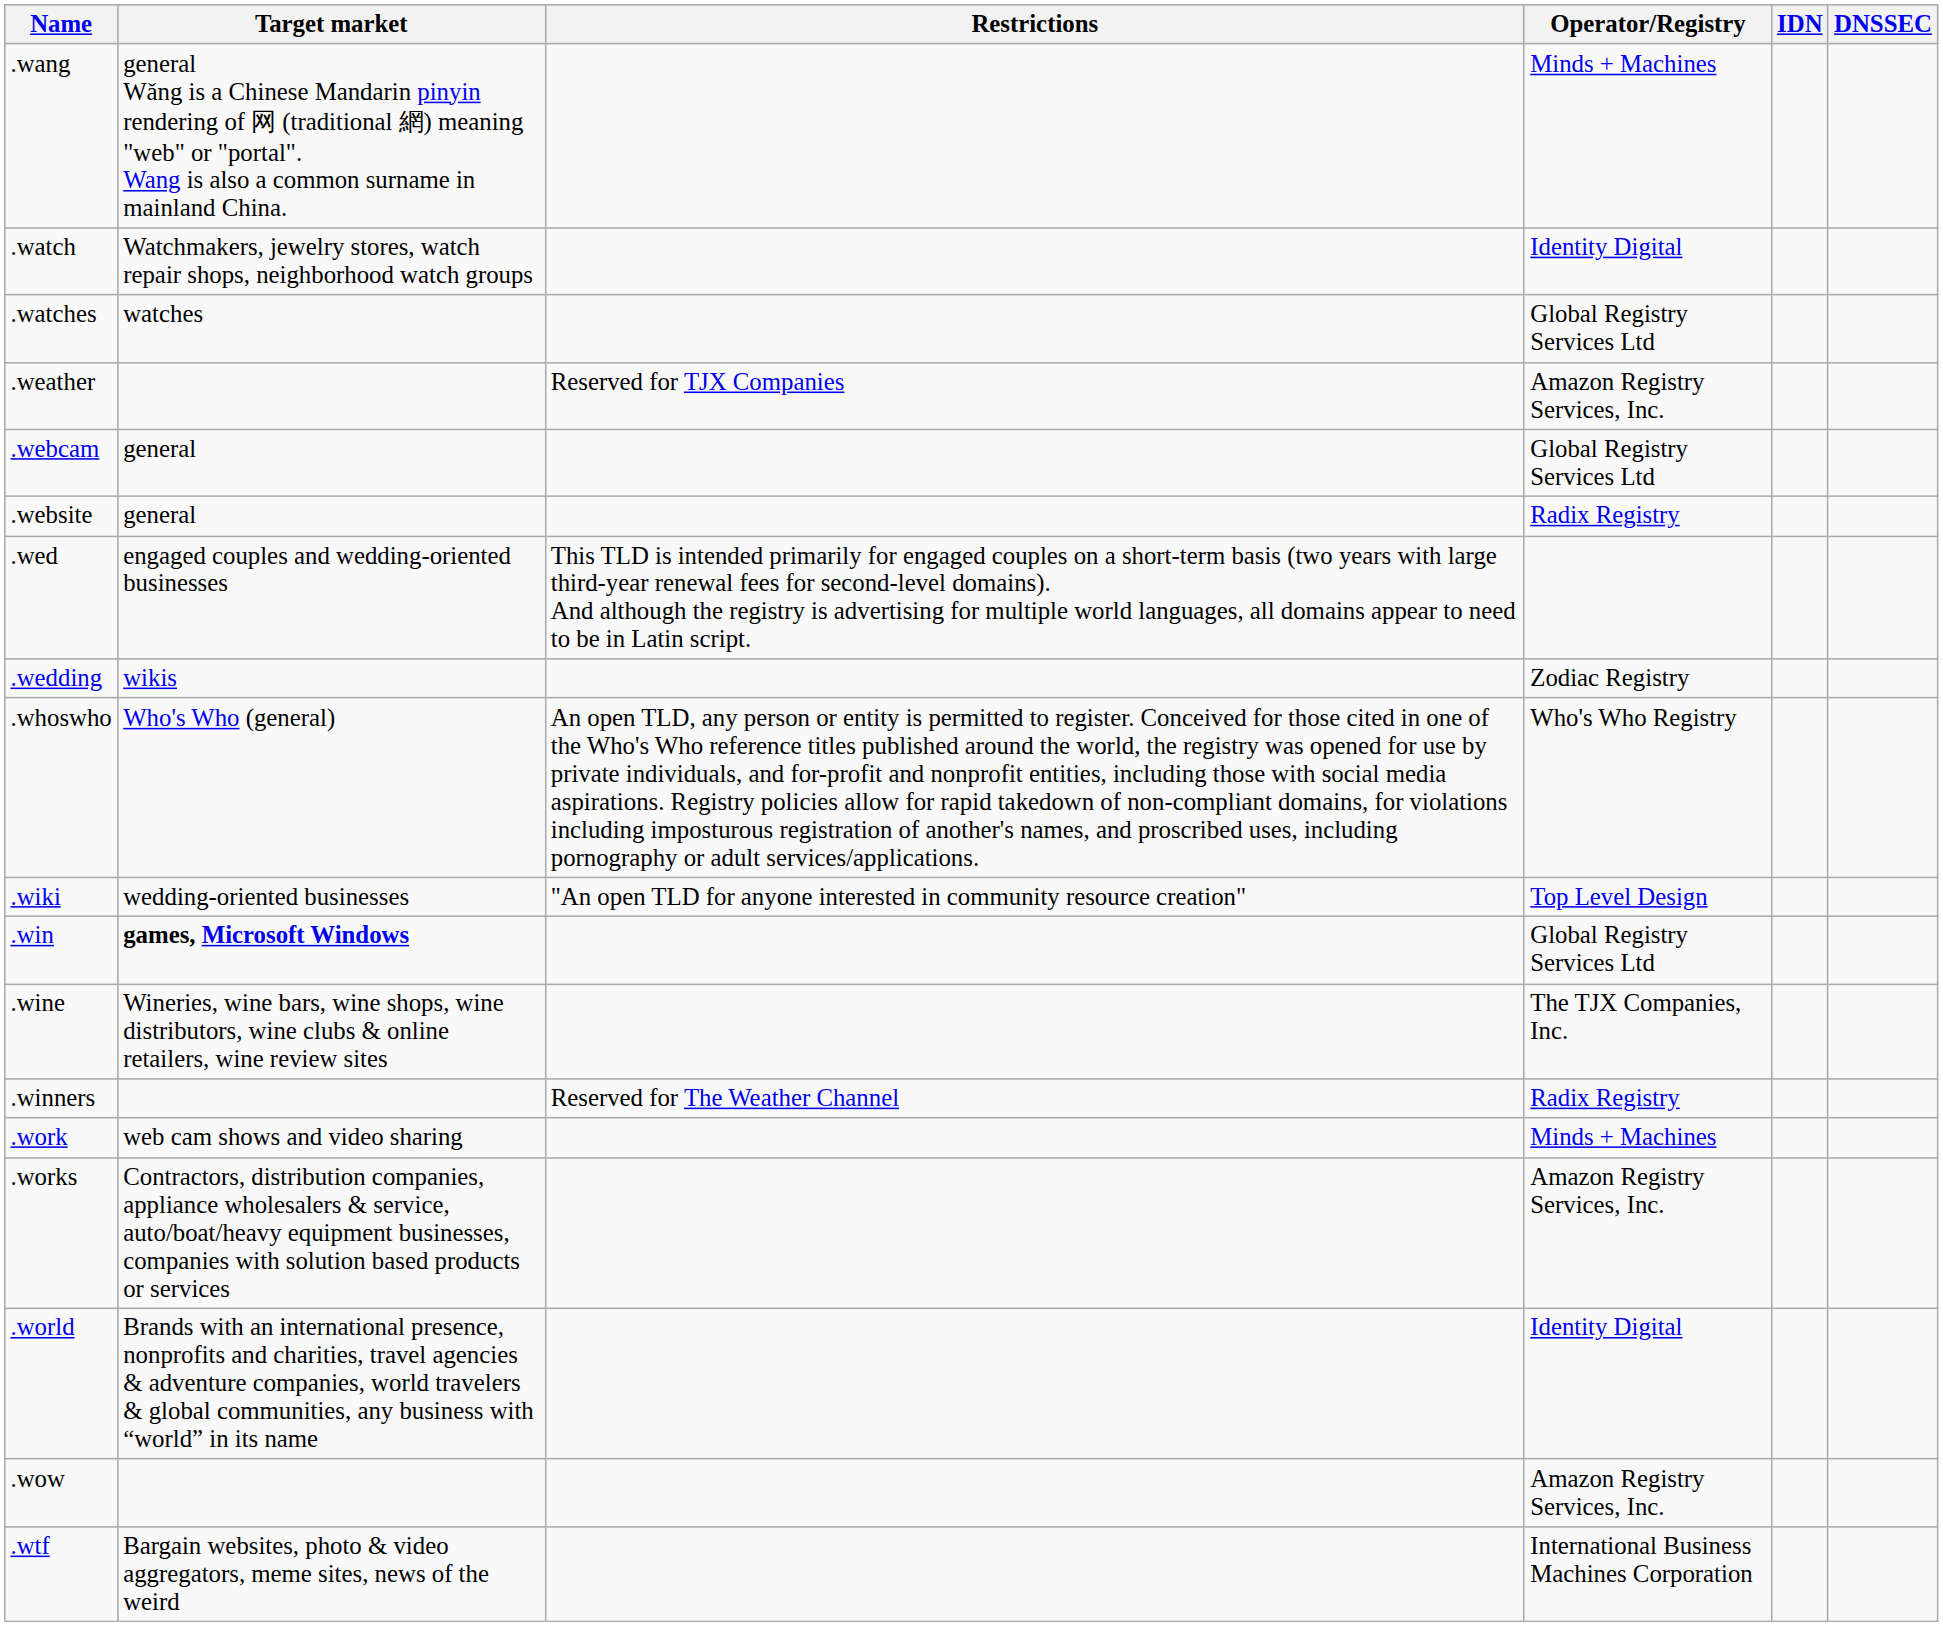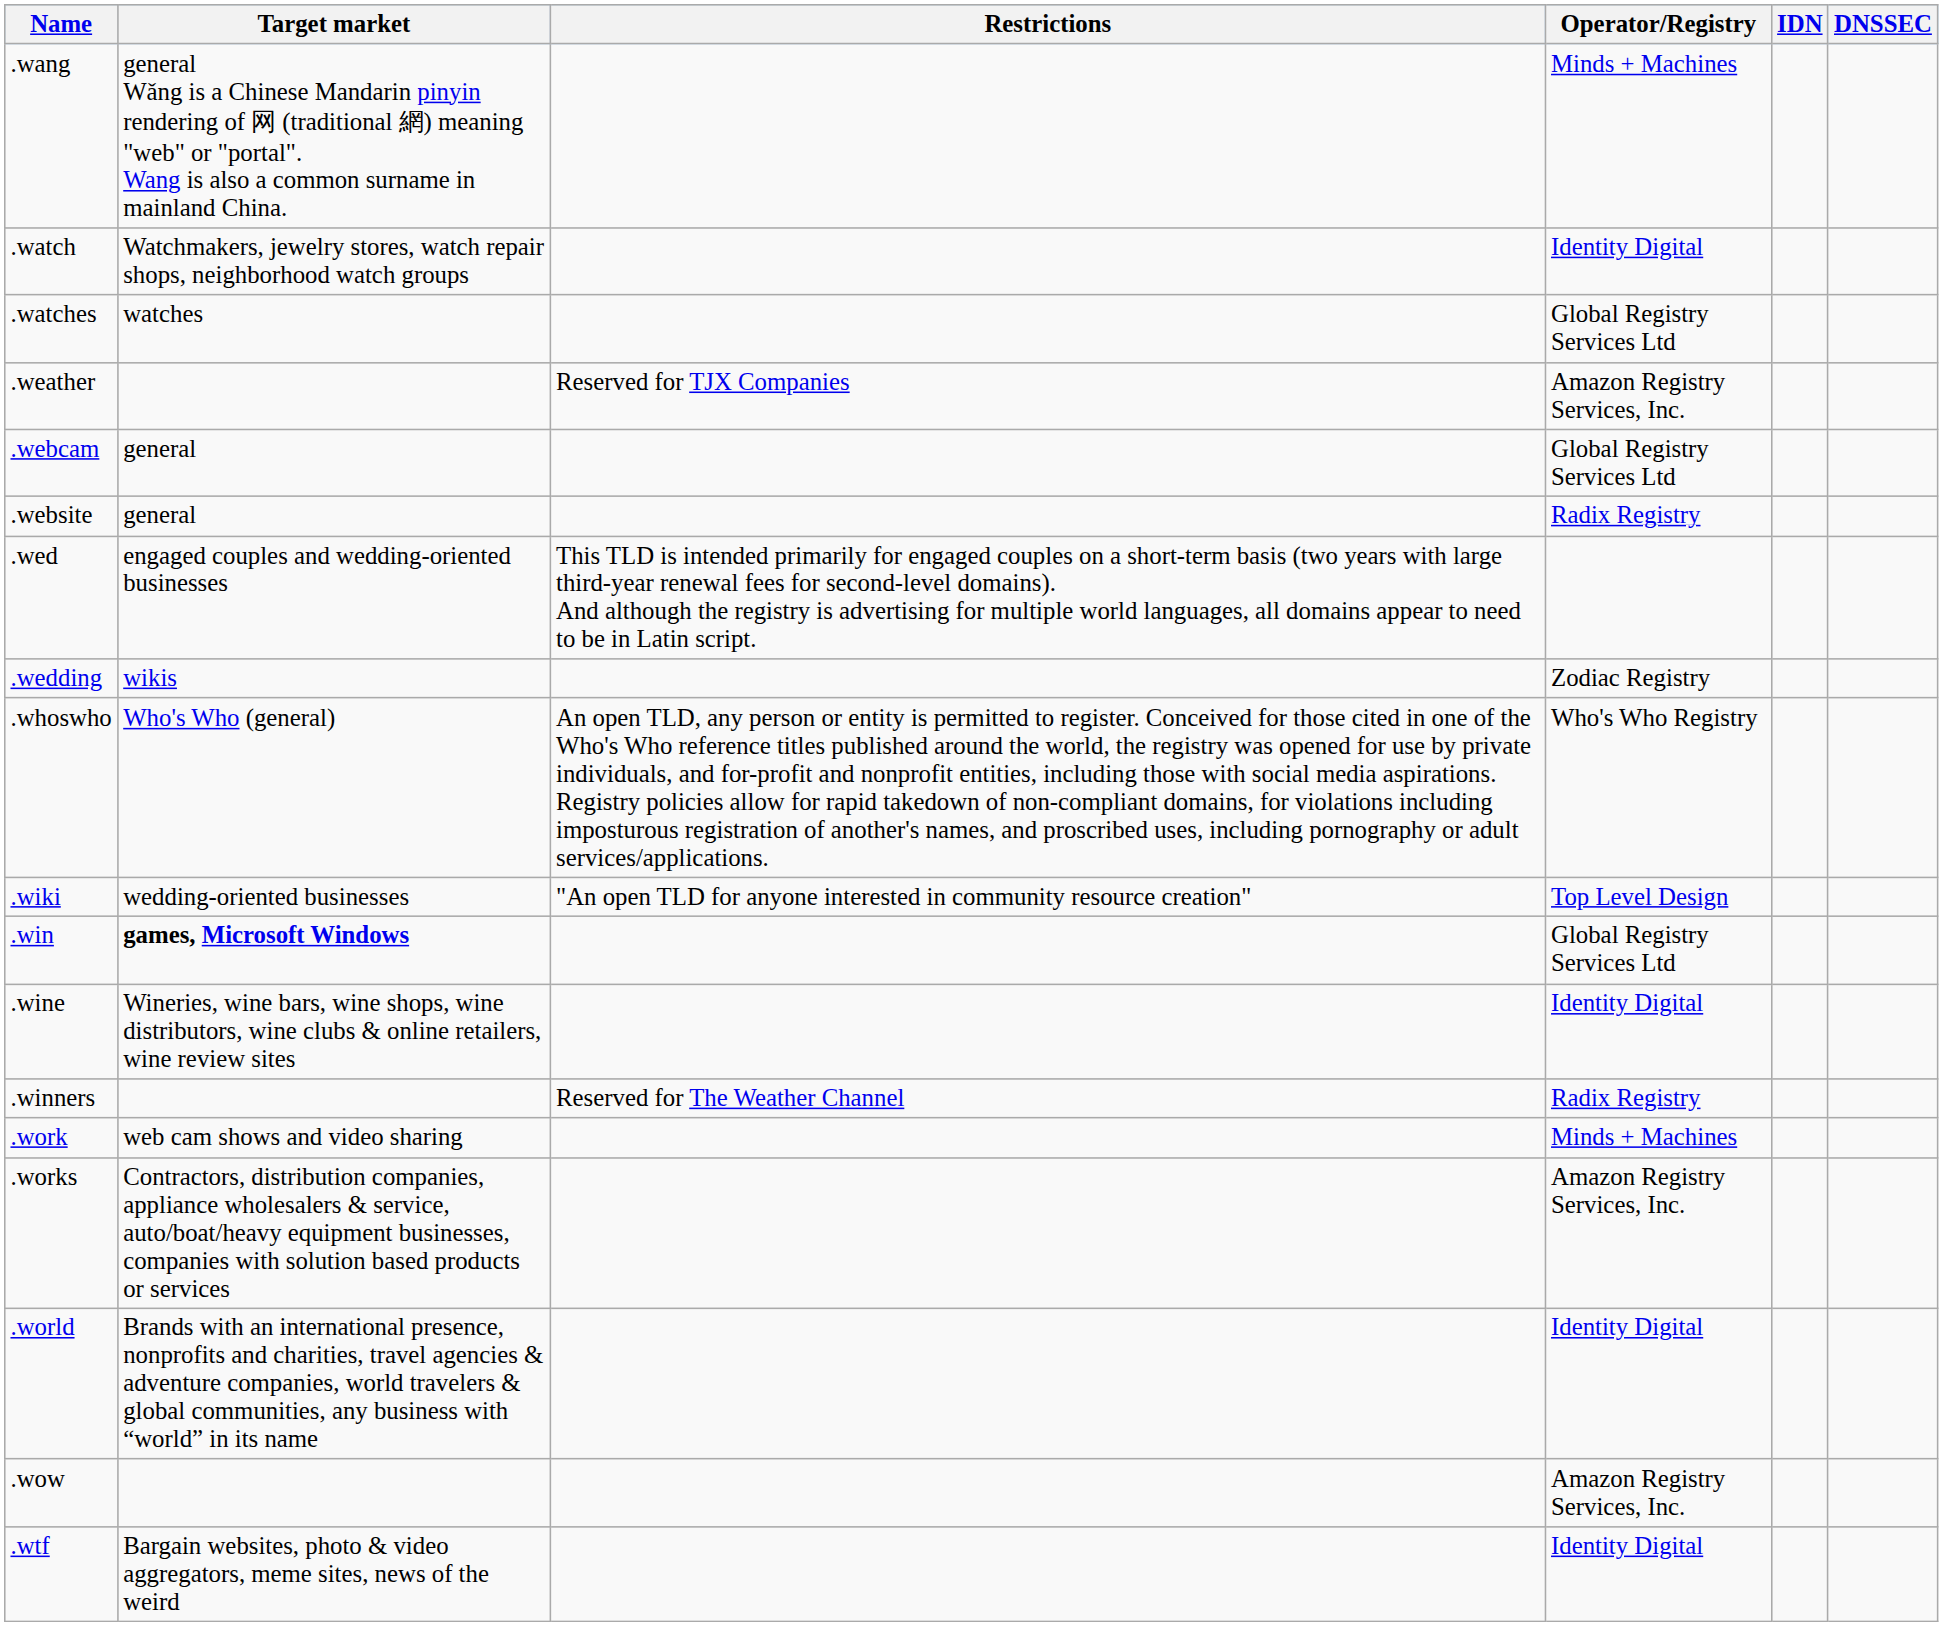(1636, 1016) The TJX Companies, Inc. -> (1627, 1002) Identity Digital
(1641, 1559) International Business Machines Corporation -> (1627, 1545) Identity Digital
